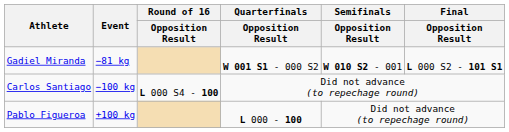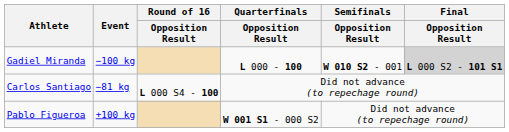(113, 60) −81 kg -> (115, 60) −100 kg
(271, 66) W 001 S1 - 000 S2 -> (271, 66) L 000 - 100
(454, 66) no background -> (454, 66) lightgrey background
(115, 87) −100 kg -> (113, 87) −81 kg
(271, 120) L 000 - 100 -> (271, 120) W 001 S1 - 000 S2
